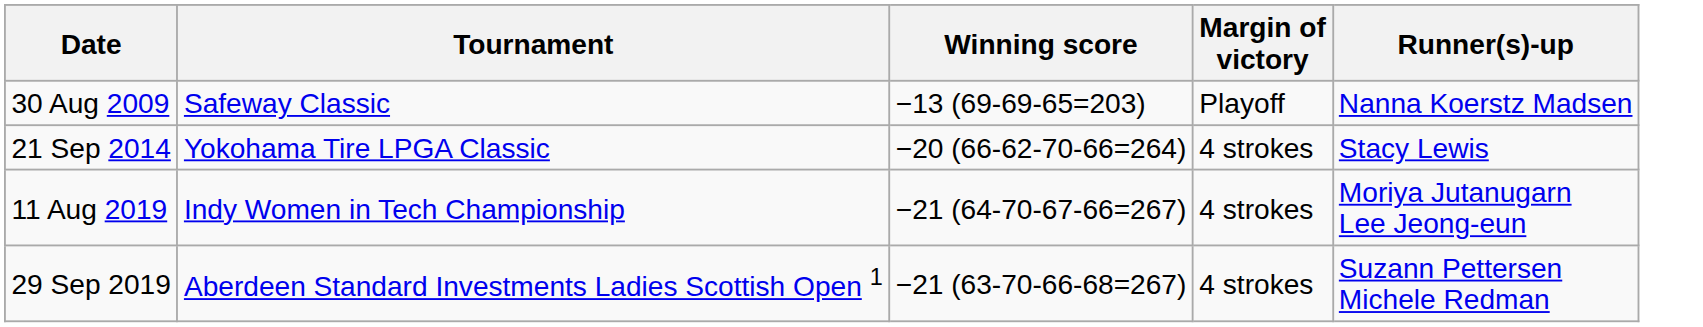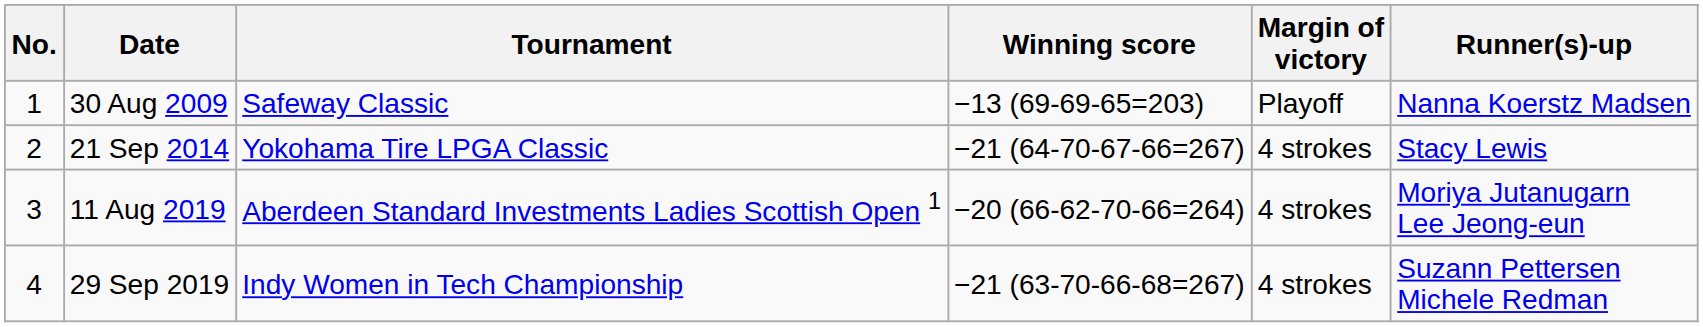+ column: (34, 43)
(1041, 148) −20 (66-62-70-66=264) -> (1099, 148) −21 (64-70-67-66=267)
(404, 208) Indy Women in Tech Championship -> (592, 208) Aberdeen Standard Investments Ladies Scottish Open 1
(1041, 208) −21 (64-70-67-66=267) -> (1099, 208) −20 (66-62-70-66=264)
(533, 284) Aberdeen Standard Investments Ladies Scottish Open 1 -> (463, 284) Indy Women in Tech Championship
